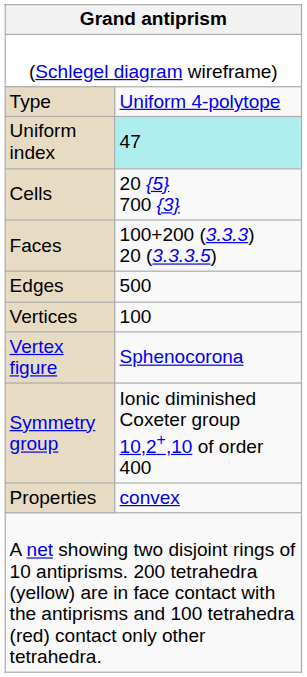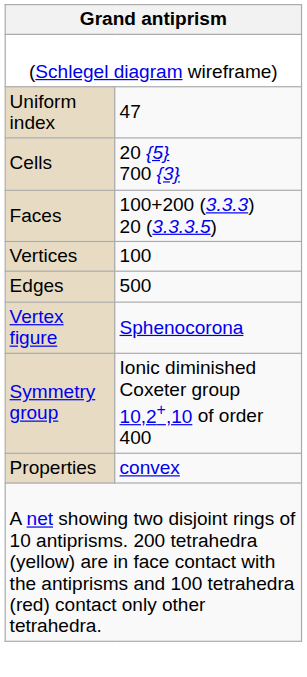- row: (30, 101)
(130, 142) paleturquoise background -> (130, 112) no background
rows swapped: (37, 286) <-> (43, 316)
